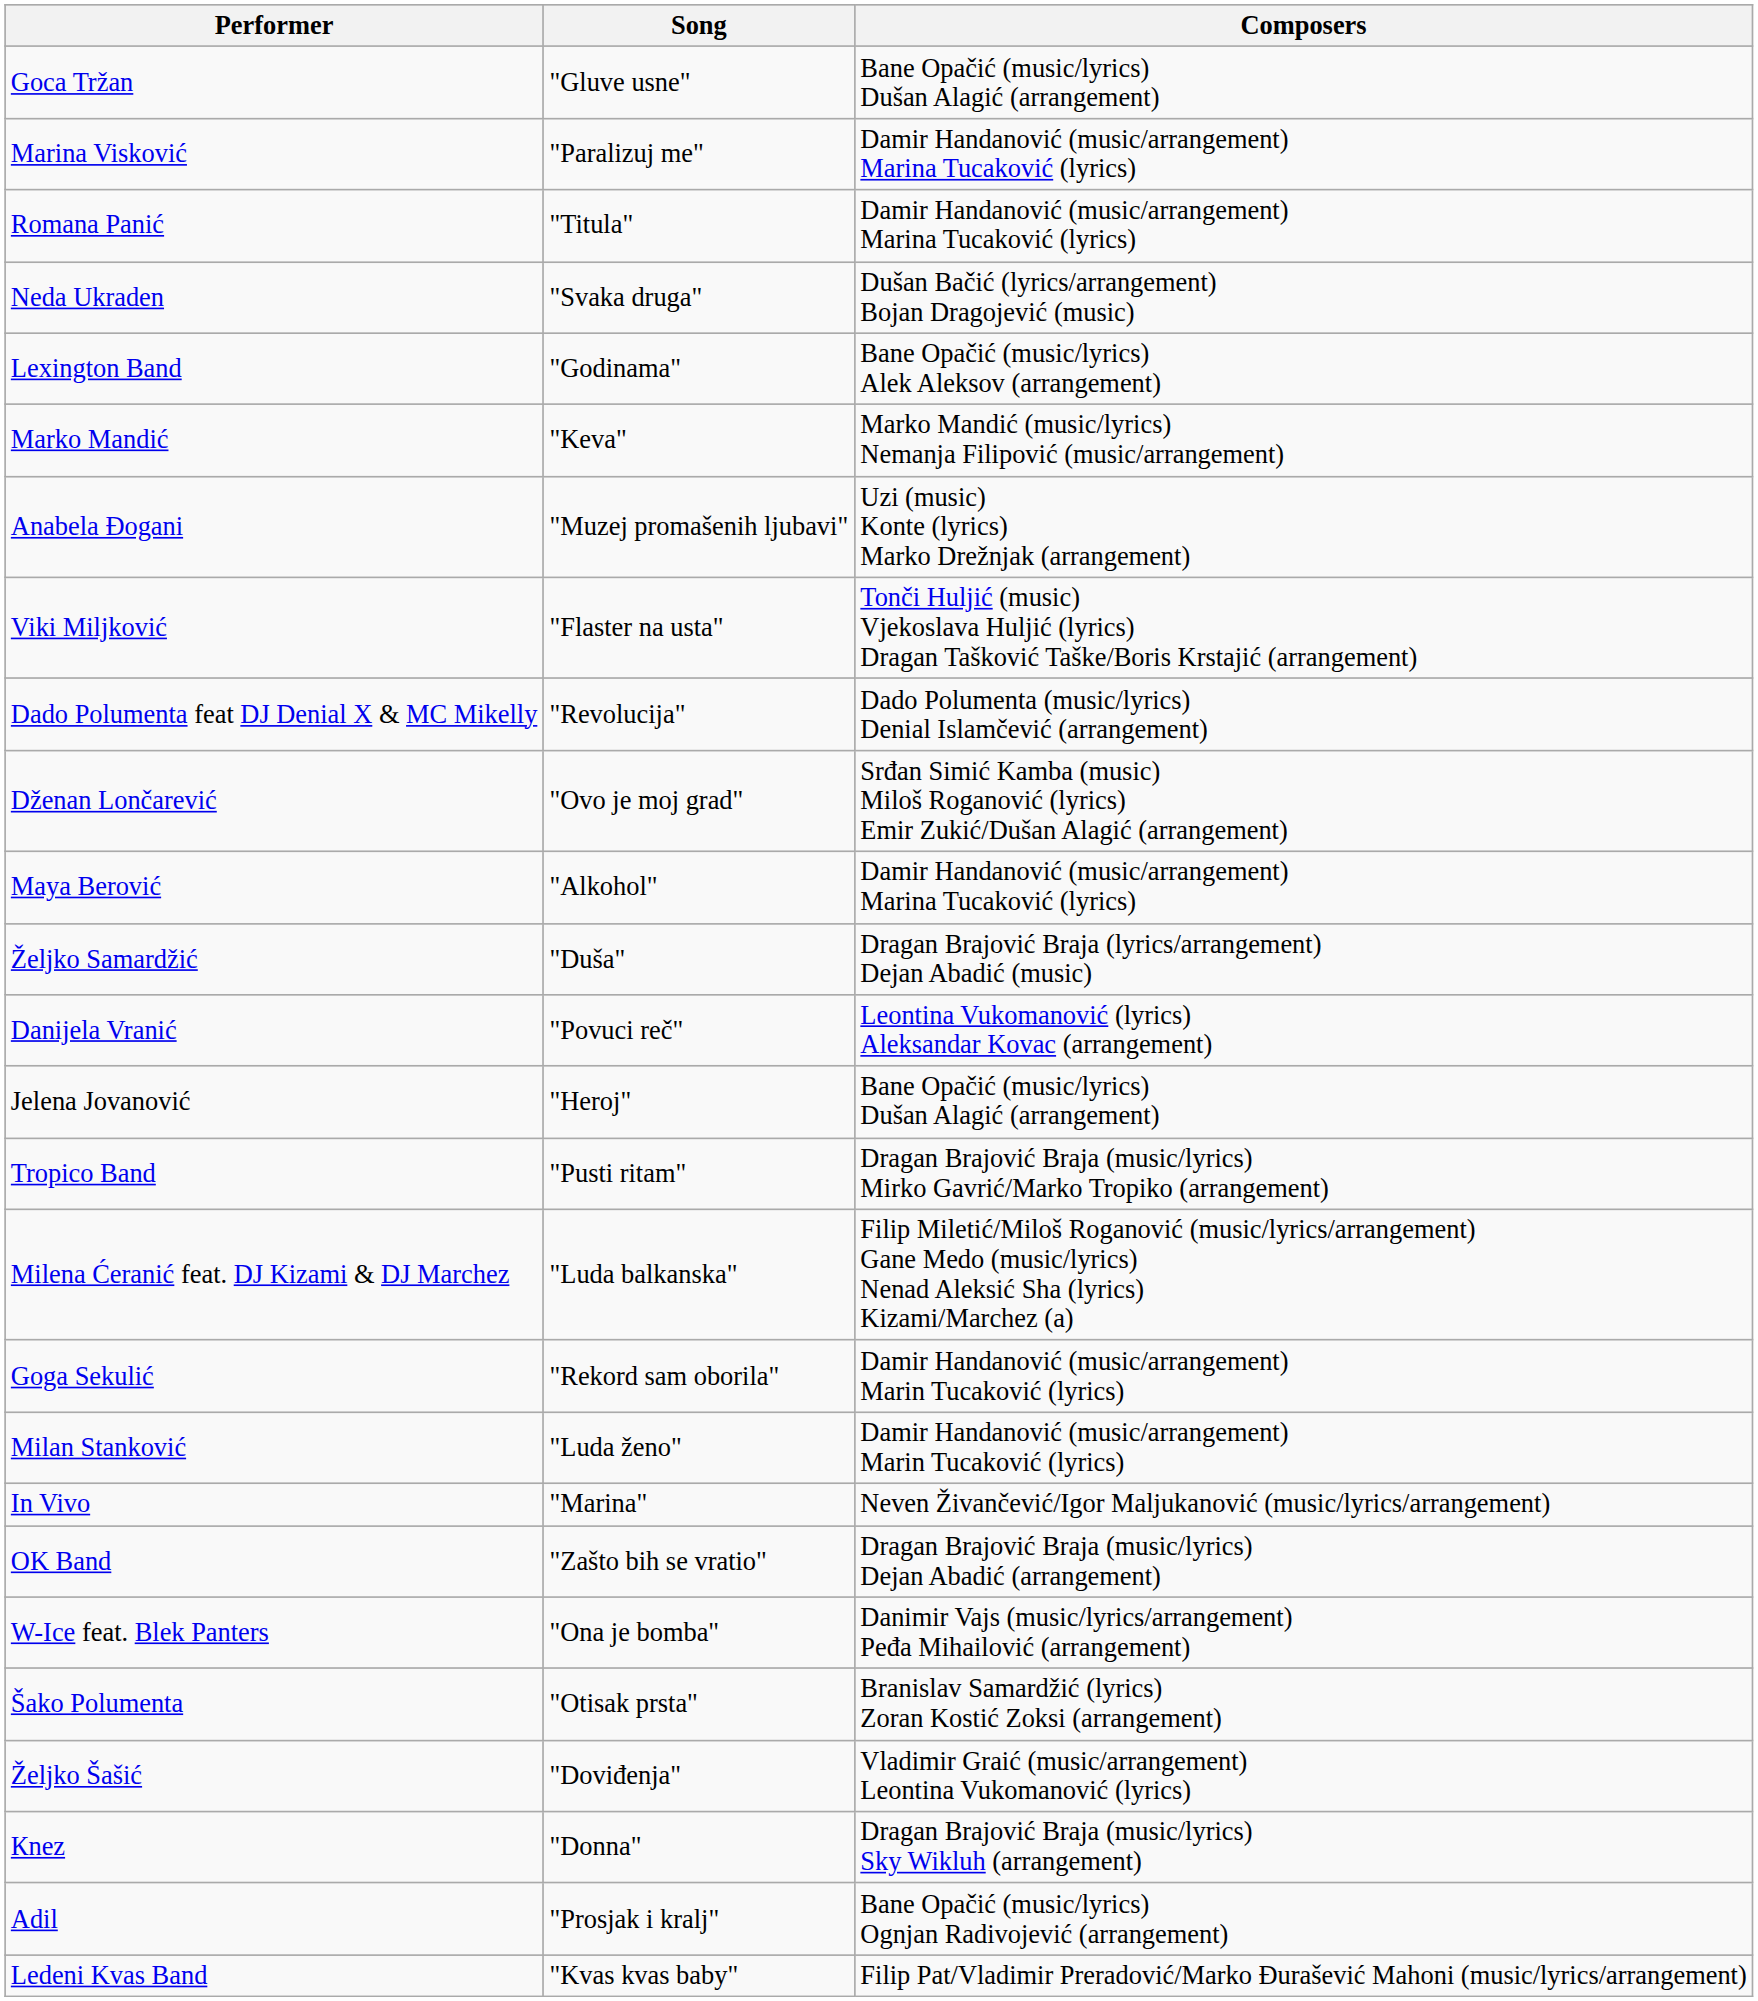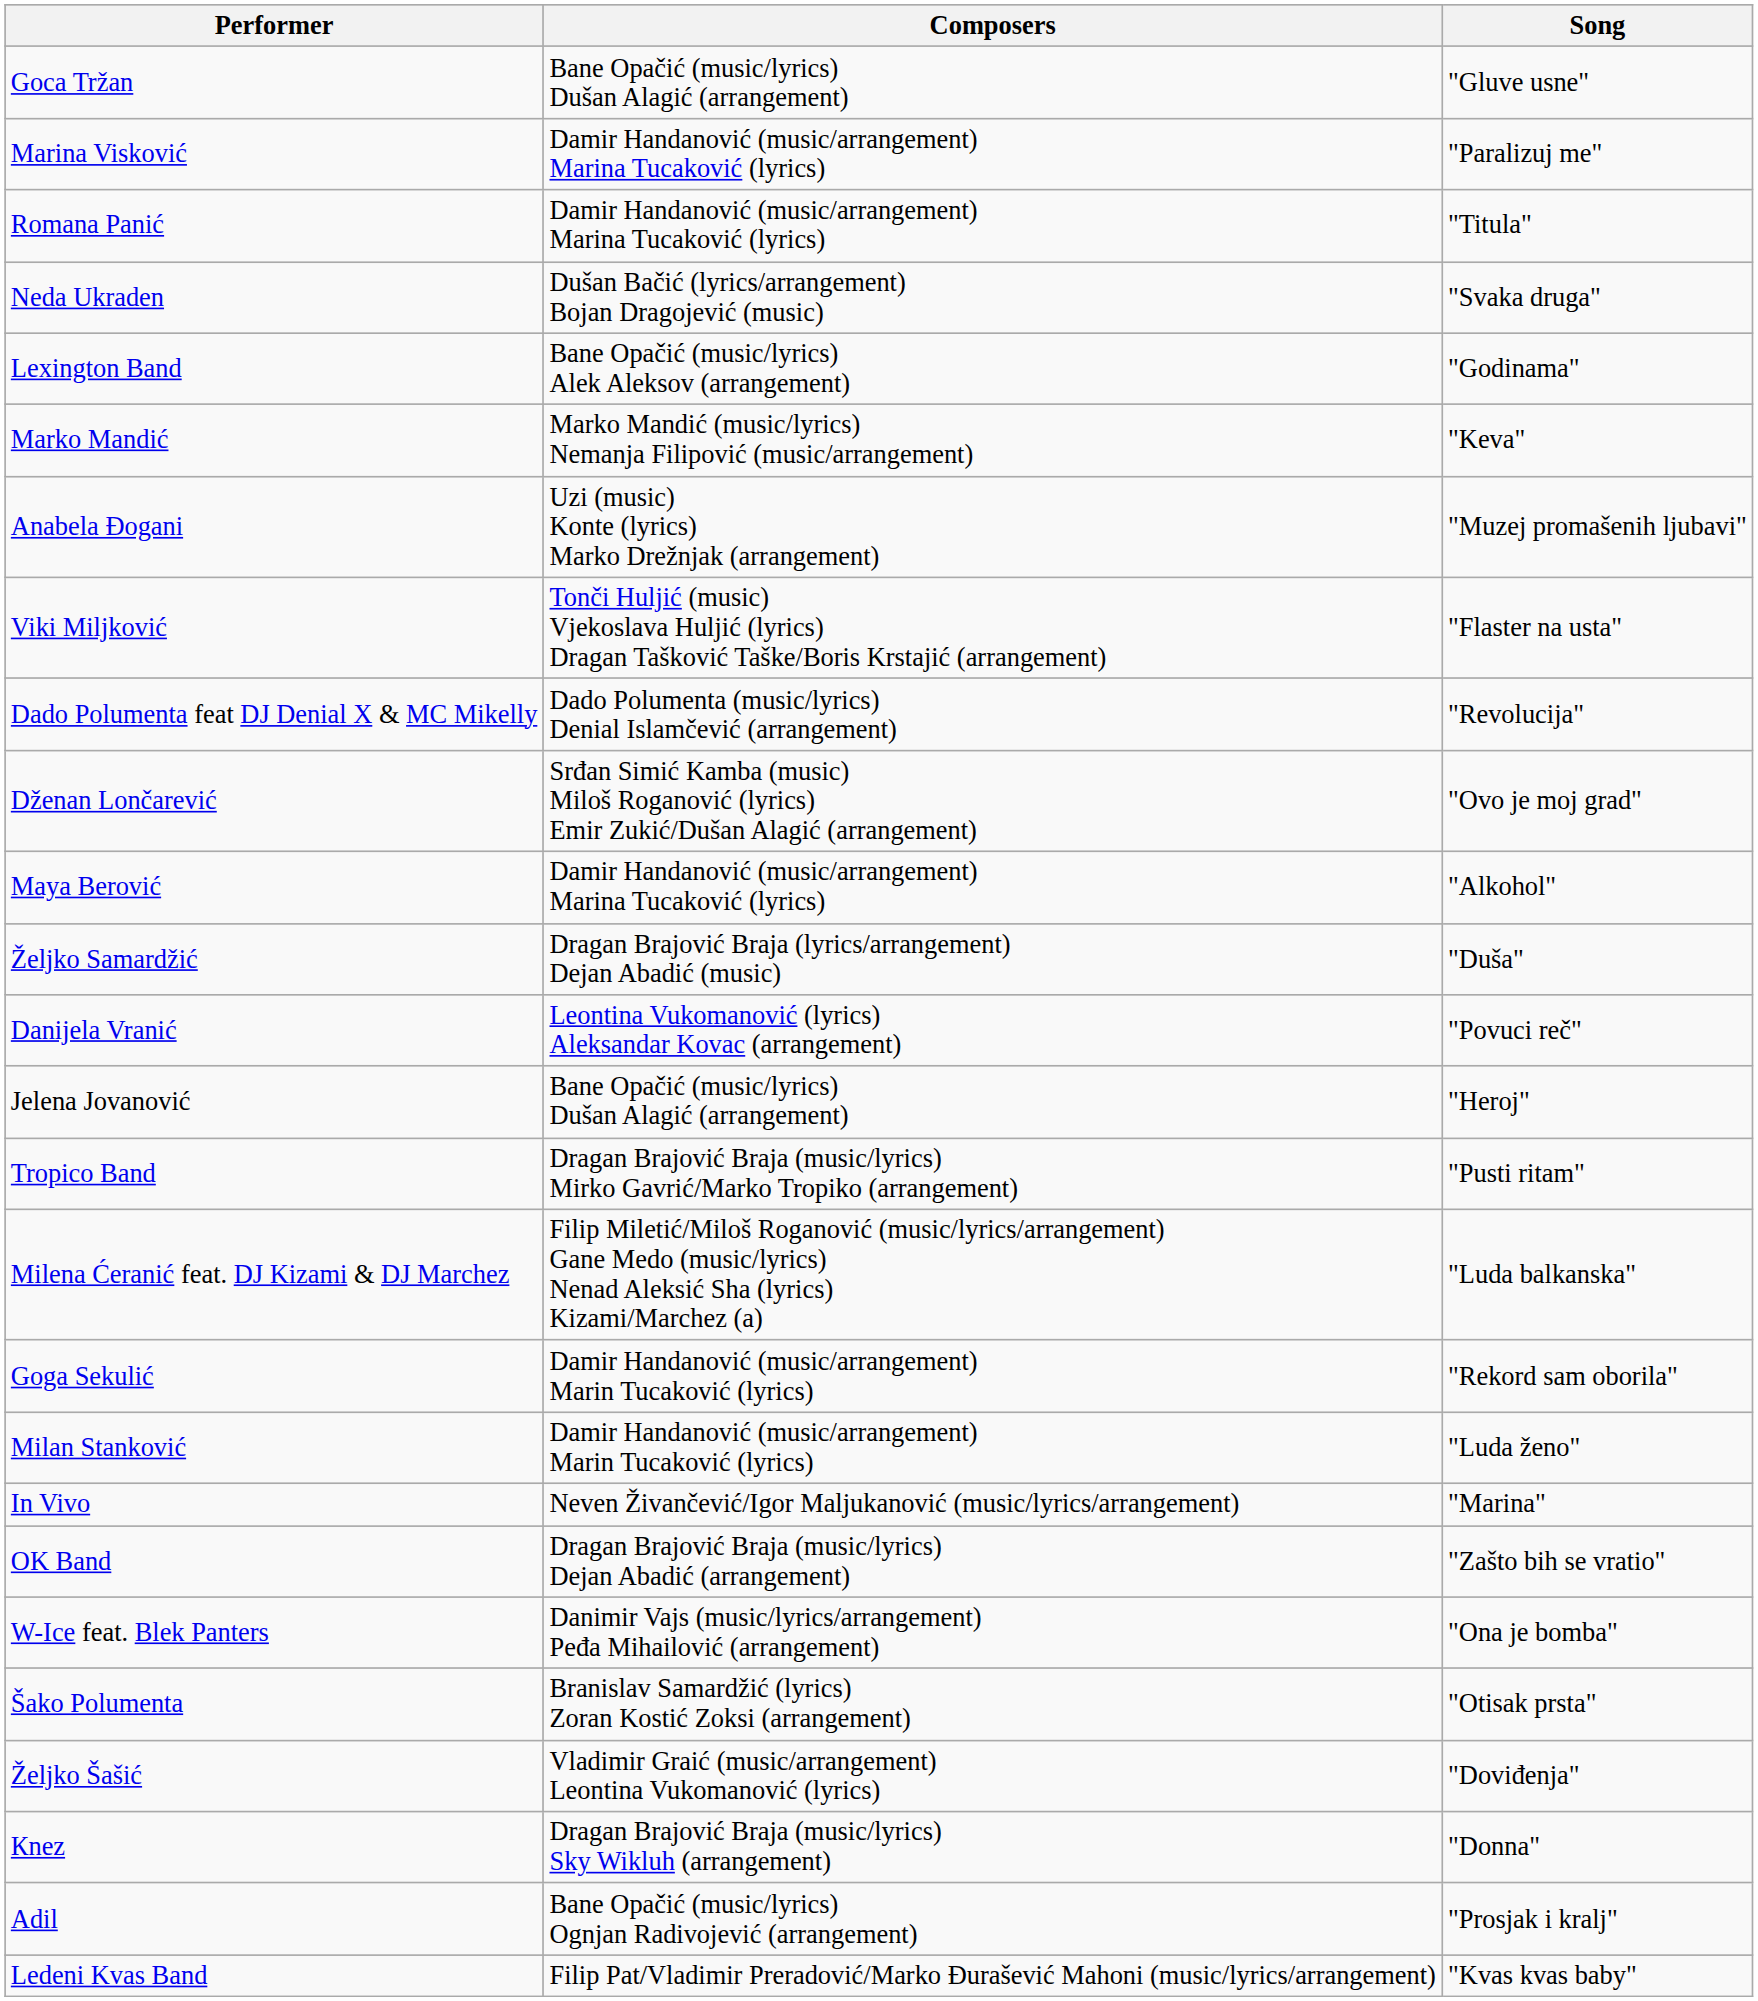columns swapped: (699, 25) <-> (1304, 25)
